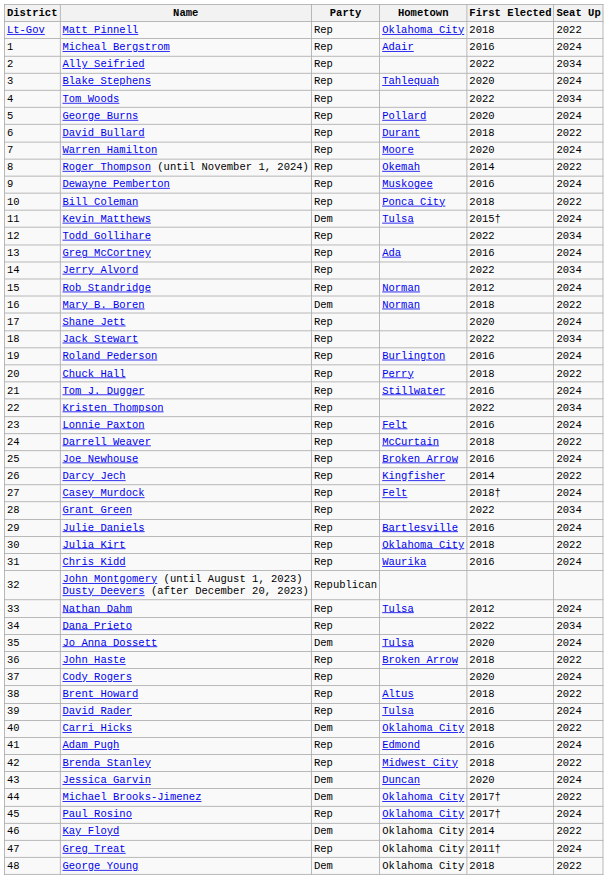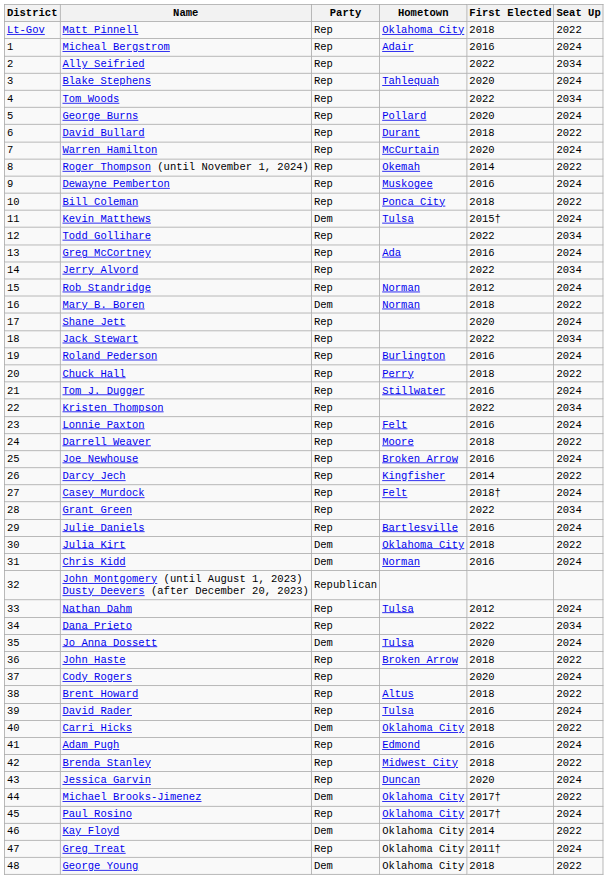(398, 150) Moore -> (411, 150) McCurtain
(411, 442) McCurtain -> (398, 442) Moore
(323, 545) Rep -> (323, 545) Dem
(323, 562) Rep -> (323, 562) Dem
(404, 562) Waurika -> (401, 562) Norman
(323, 780) Dem -> (323, 780) Rep
